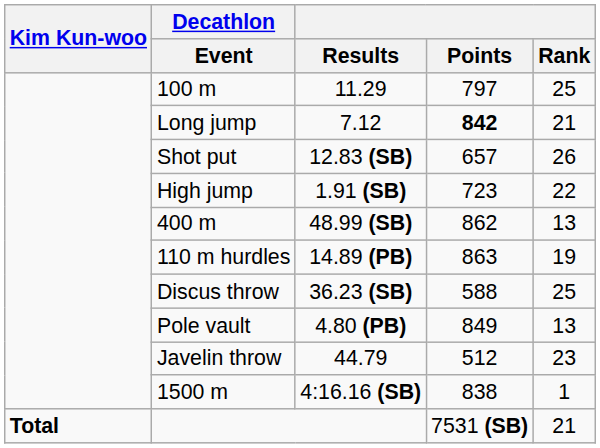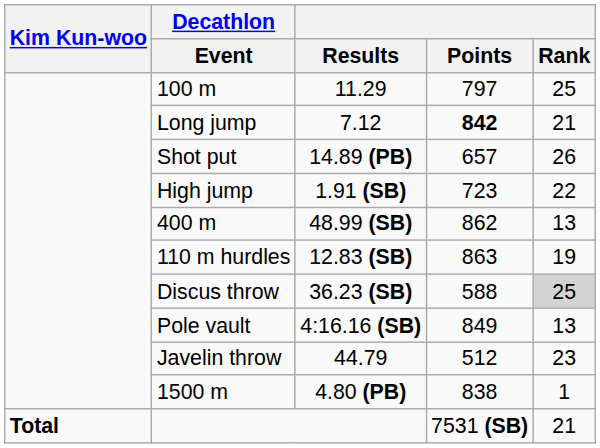(361, 157) 12.83 (SB) -> (361, 157) 14.89 (PB)
(361, 258) 14.89 (PB) -> (361, 258) 12.83 (SB)
(564, 291) no background -> (564, 291) lightgrey background
(361, 325) 4.80 (PB) -> (361, 325) 4:16.16 (SB)
(361, 392) 4:16.16 (SB) -> (361, 392) 4.80 (PB)
